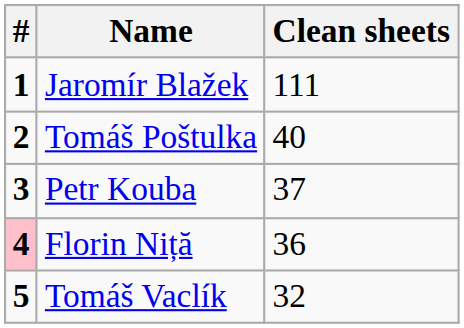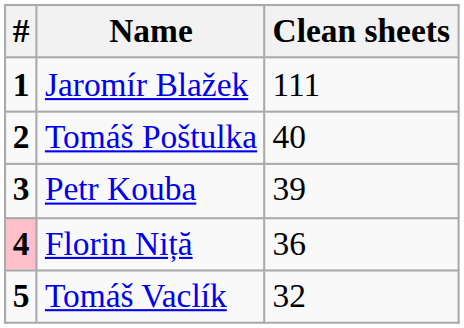(289, 190) 37 -> (289, 190) 39
